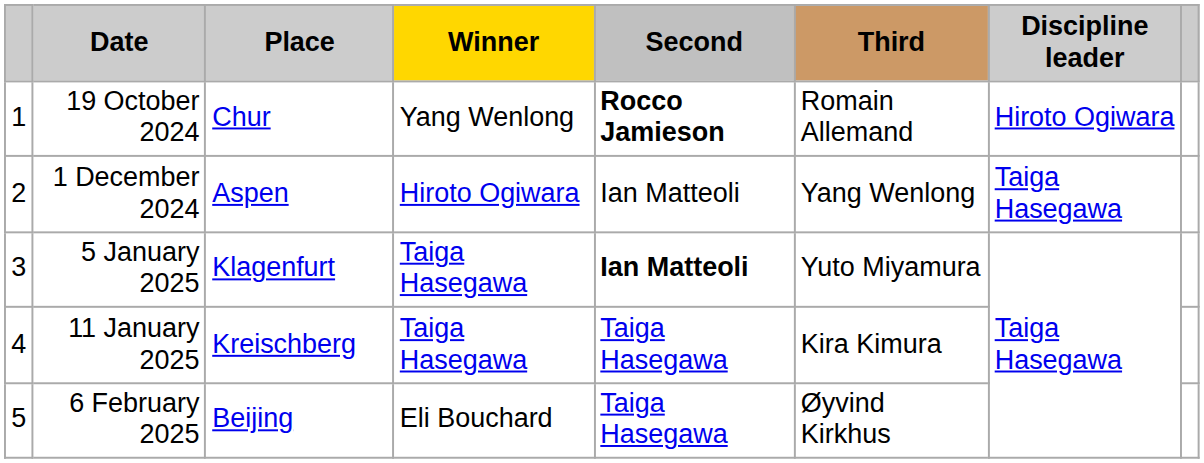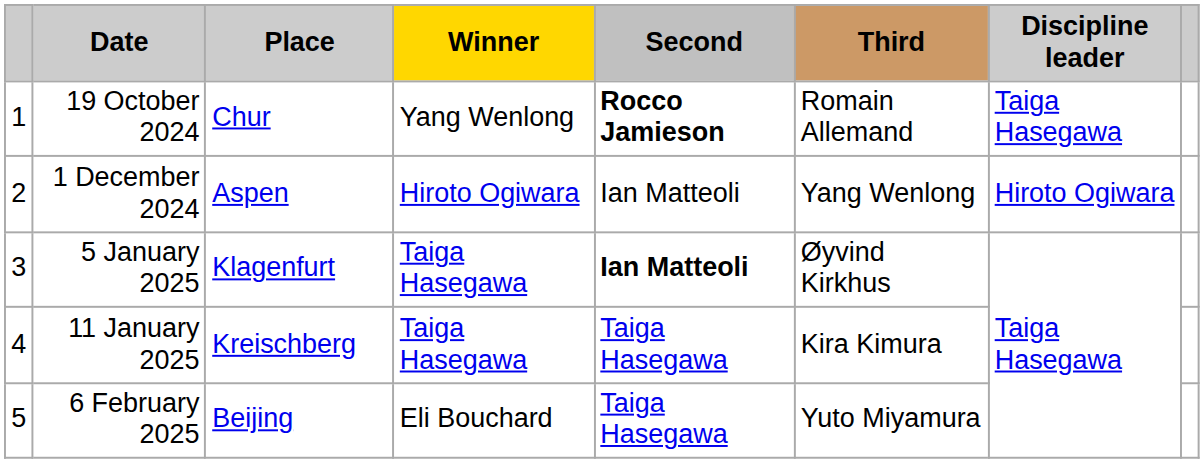(1085, 117) Hiroto Ogiwara -> (1058, 117) Taiga Hasegawa
(1058, 192) Taiga Hasegawa -> (1085, 192) Hiroto Ogiwara
(891, 268) Yuto Miyamura -> (846, 268) Øyvind Kirkhus
(846, 419) Øyvind Kirkhus -> (891, 419) Yuto Miyamura
